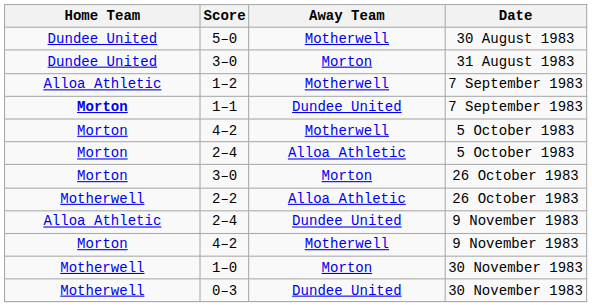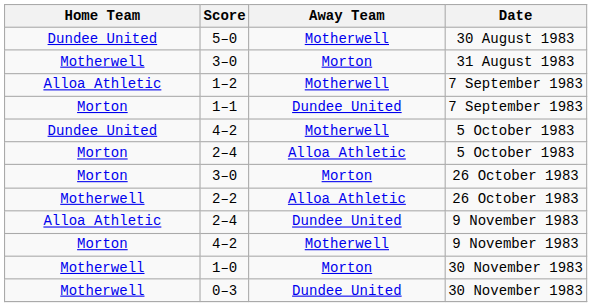(102, 62) Dundee United -> (102, 62) Motherwell
(102, 108) bold -> (102, 108) normal
(102, 130) Morton -> (102, 130) Dundee United
